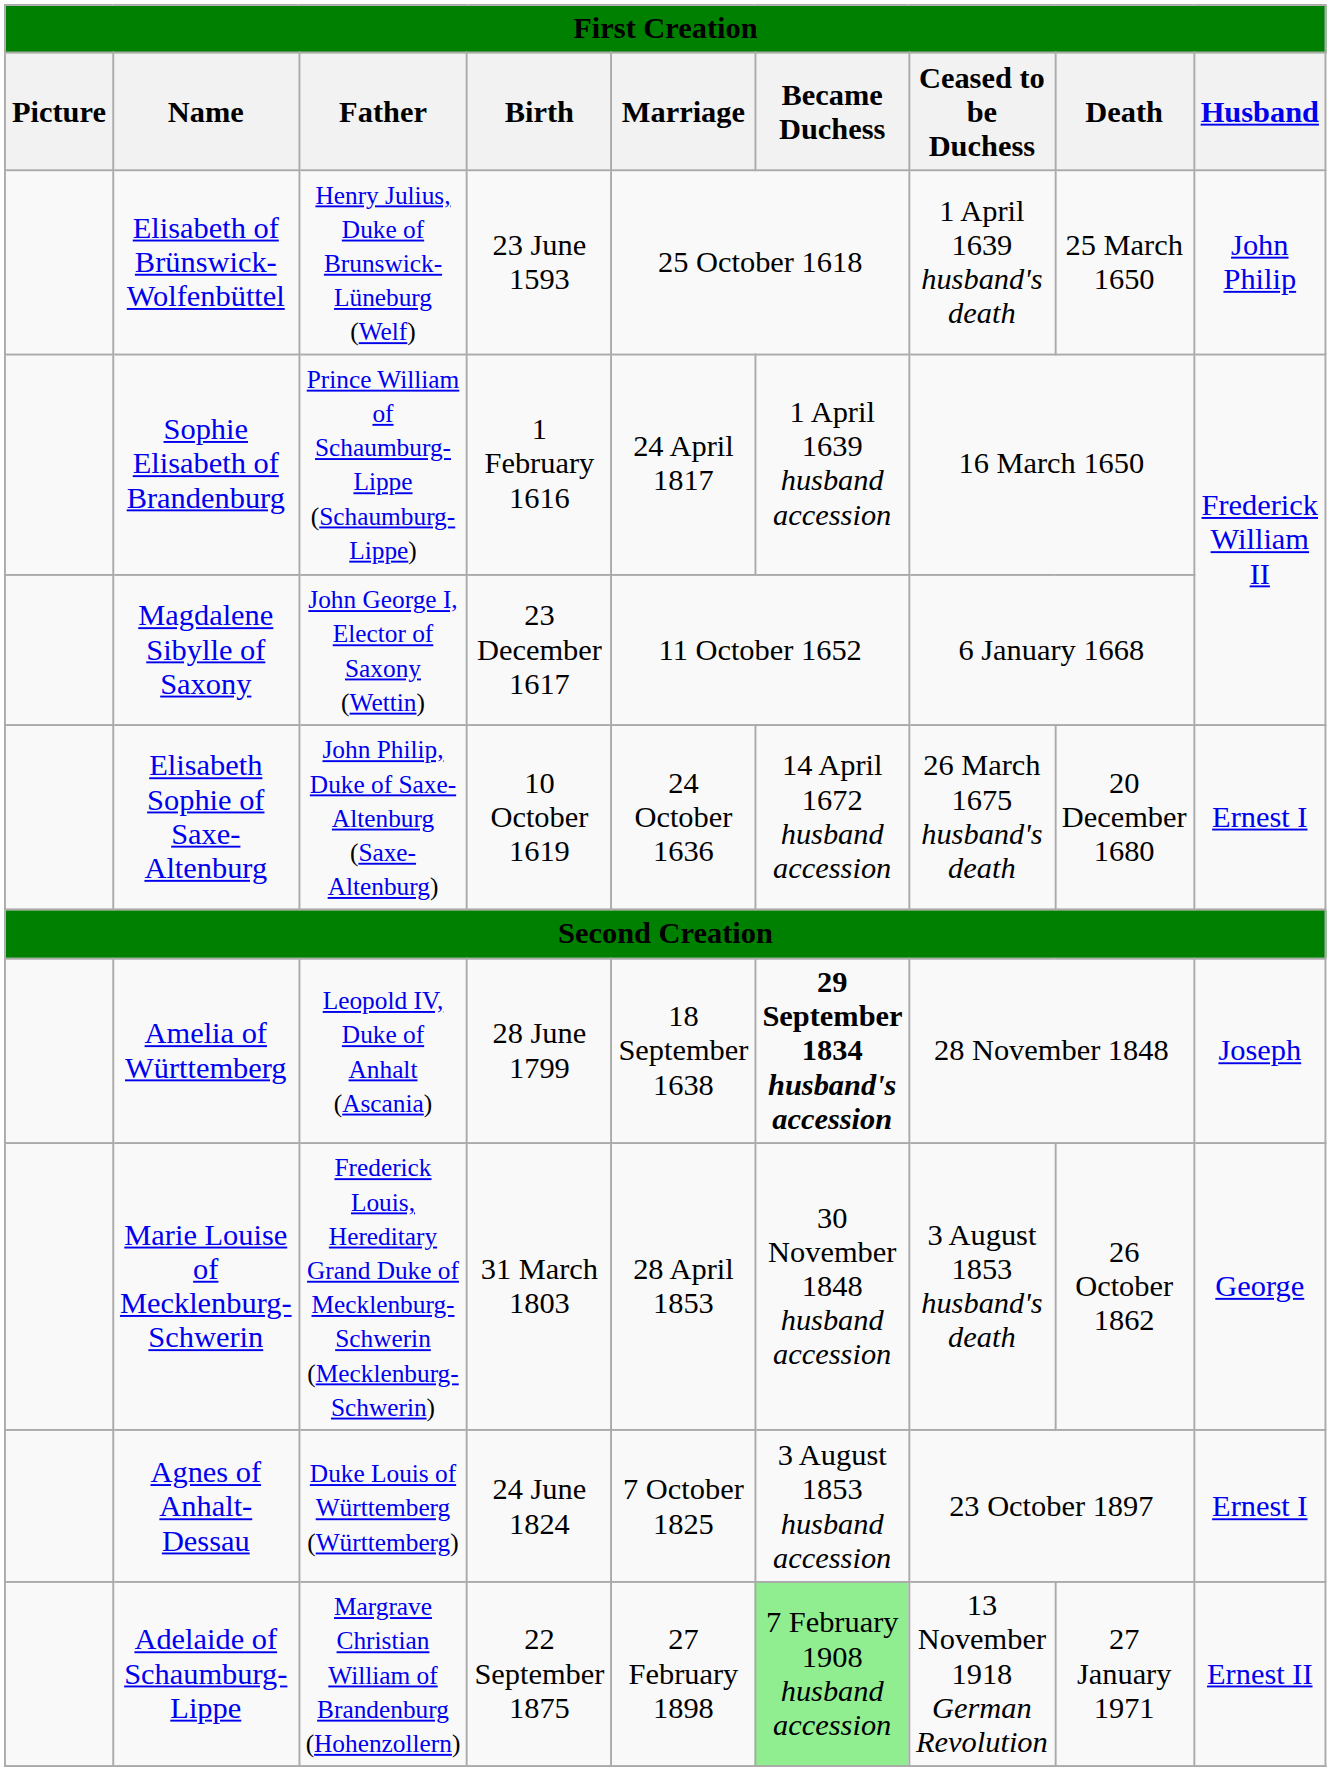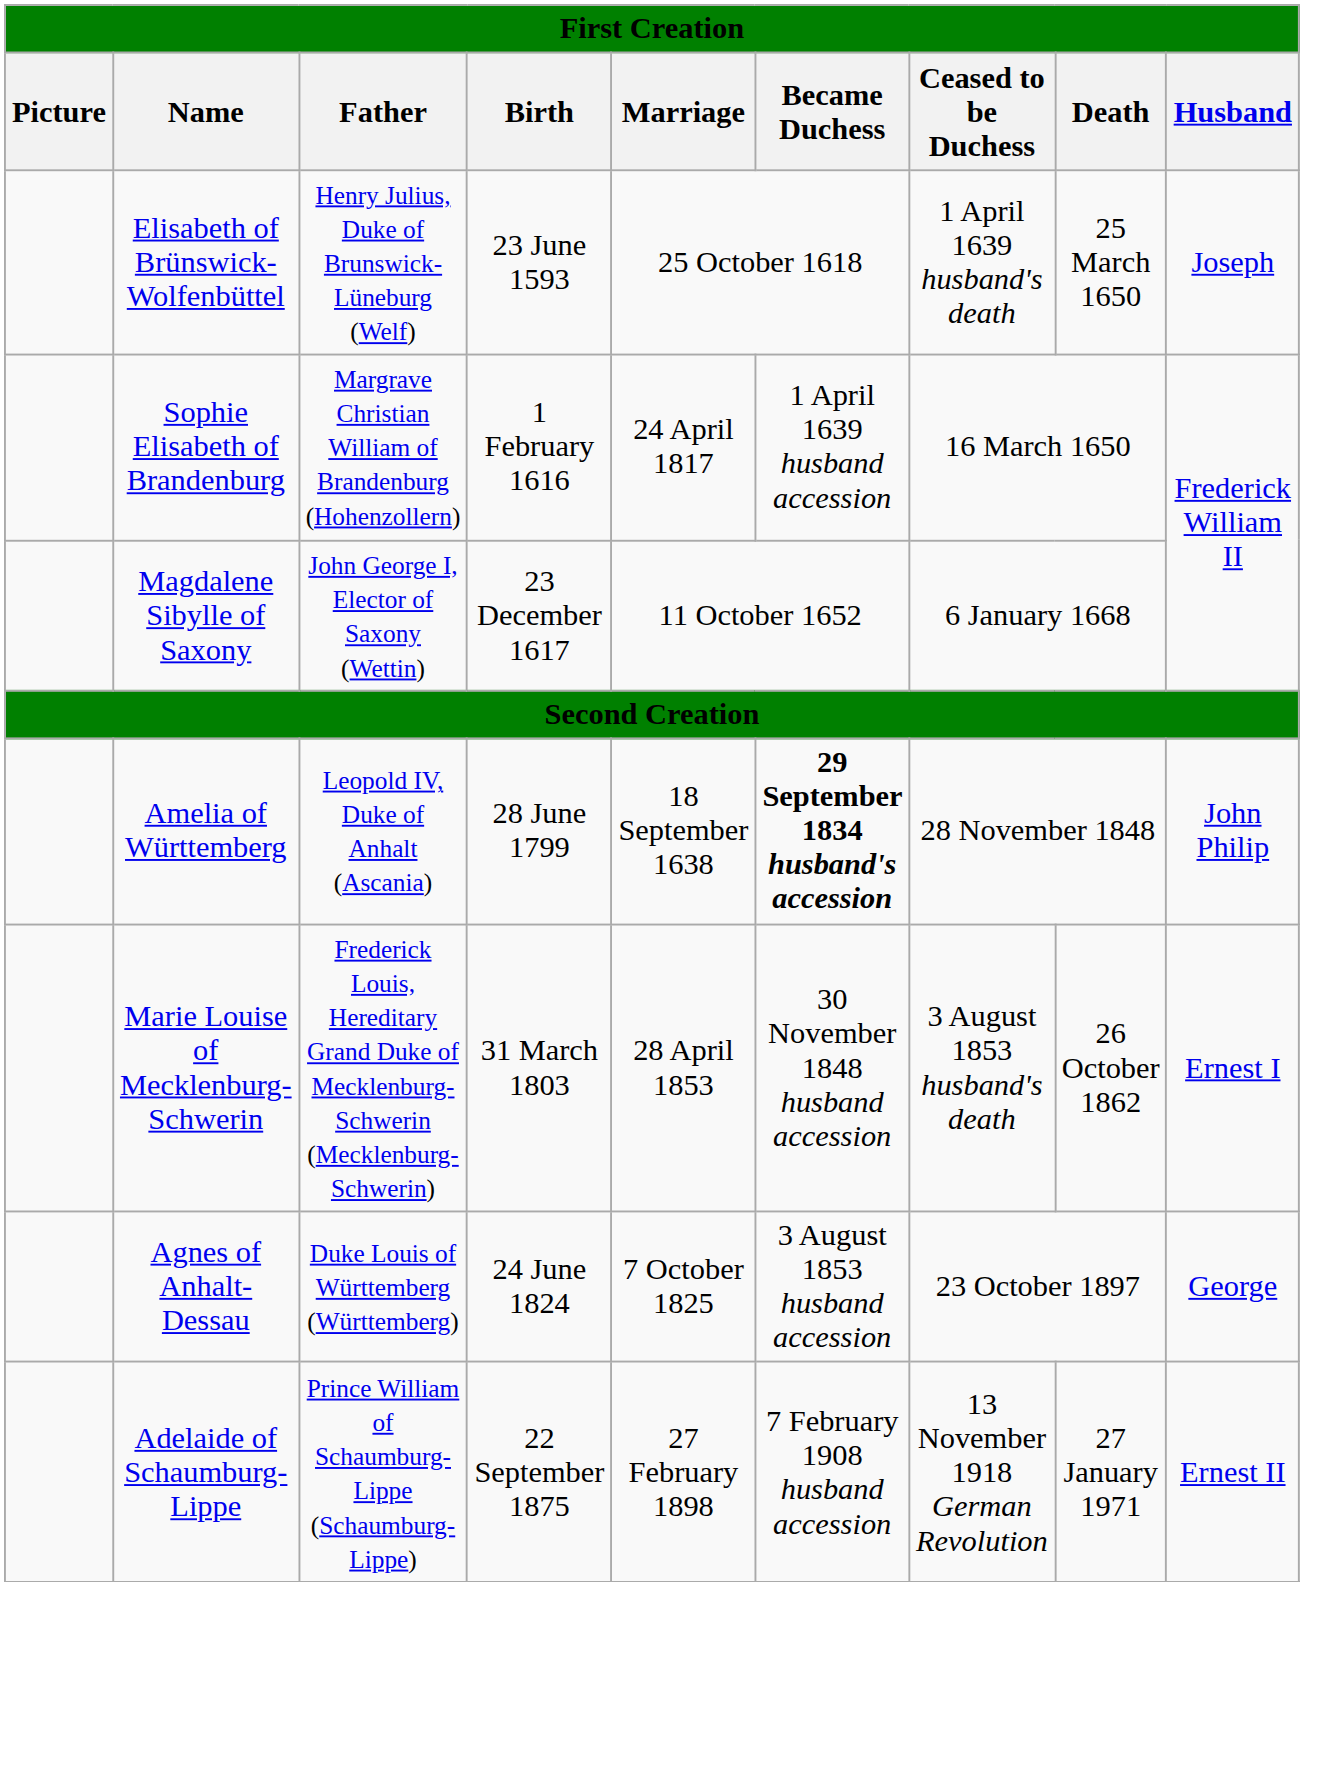(1260, 261) John Philip -> (1233, 261) Joseph
(383, 465) Prince William of Schaumburg-Lippe (Schaumburg-Lippe) -> (383, 448) Margrave Christian William of Brandenburg (Hohenzollern)
- row: (206, 816)
(1260, 1050) Joseph -> (1233, 830) John Philip
(1260, 1286) George -> (1233, 1067) Ernest I
(1260, 1505) Ernest I -> (1233, 1286) George
(383, 1675) Margrave Christian William of Brandenburg (Hohenzollern) -> (383, 1473) Prince William of Schaumburg-Lippe (Schaumburg-Lippe)
(832, 1673) lightgreen background -> (832, 1471) no background
